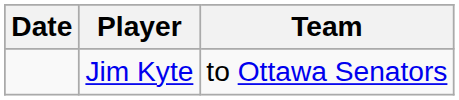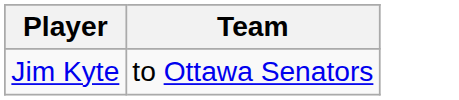- column: (42, 26)
